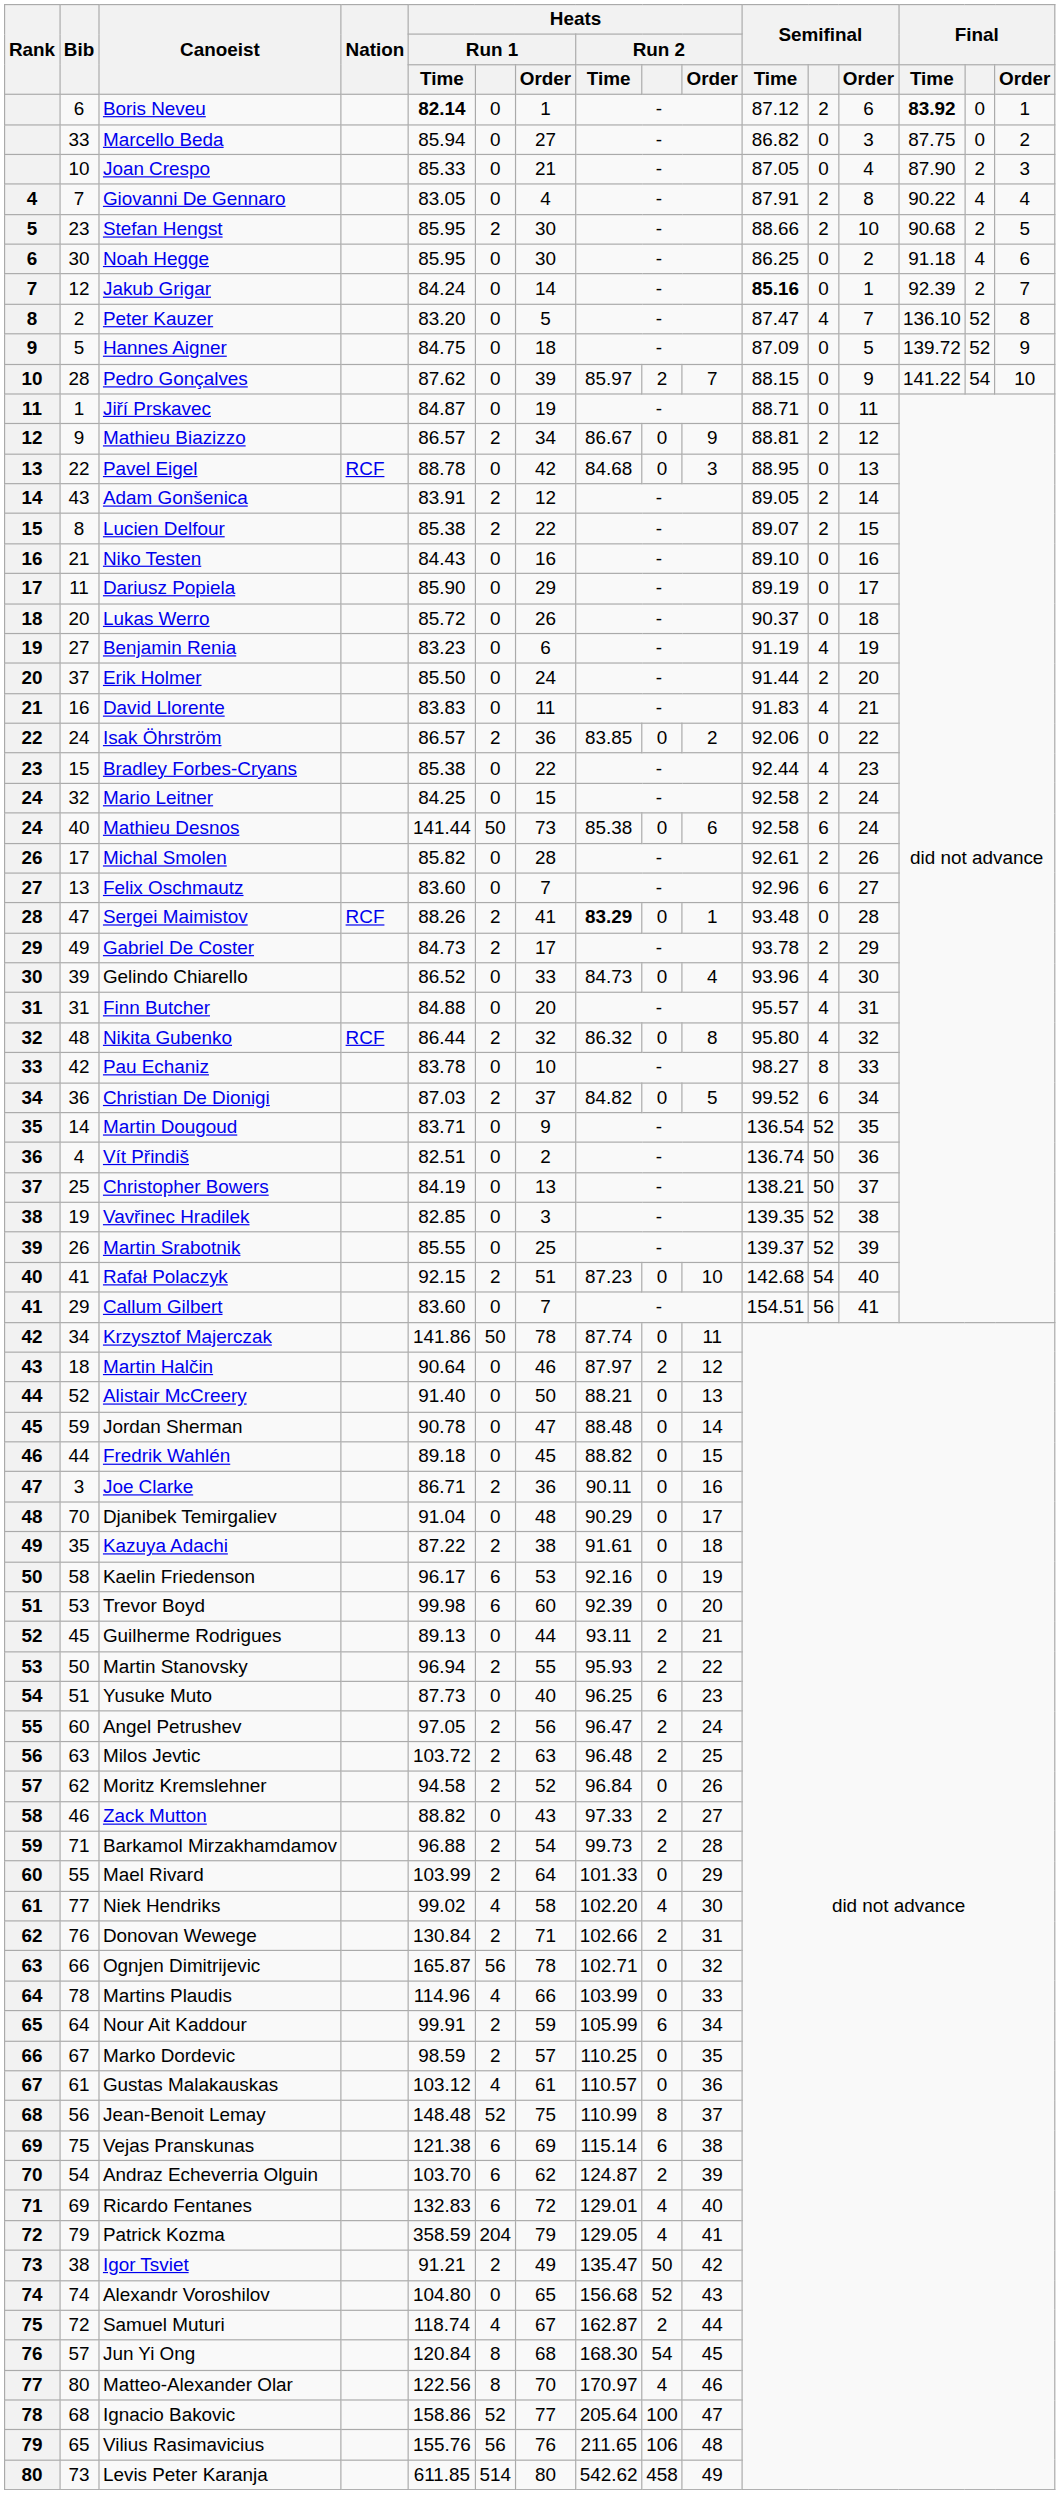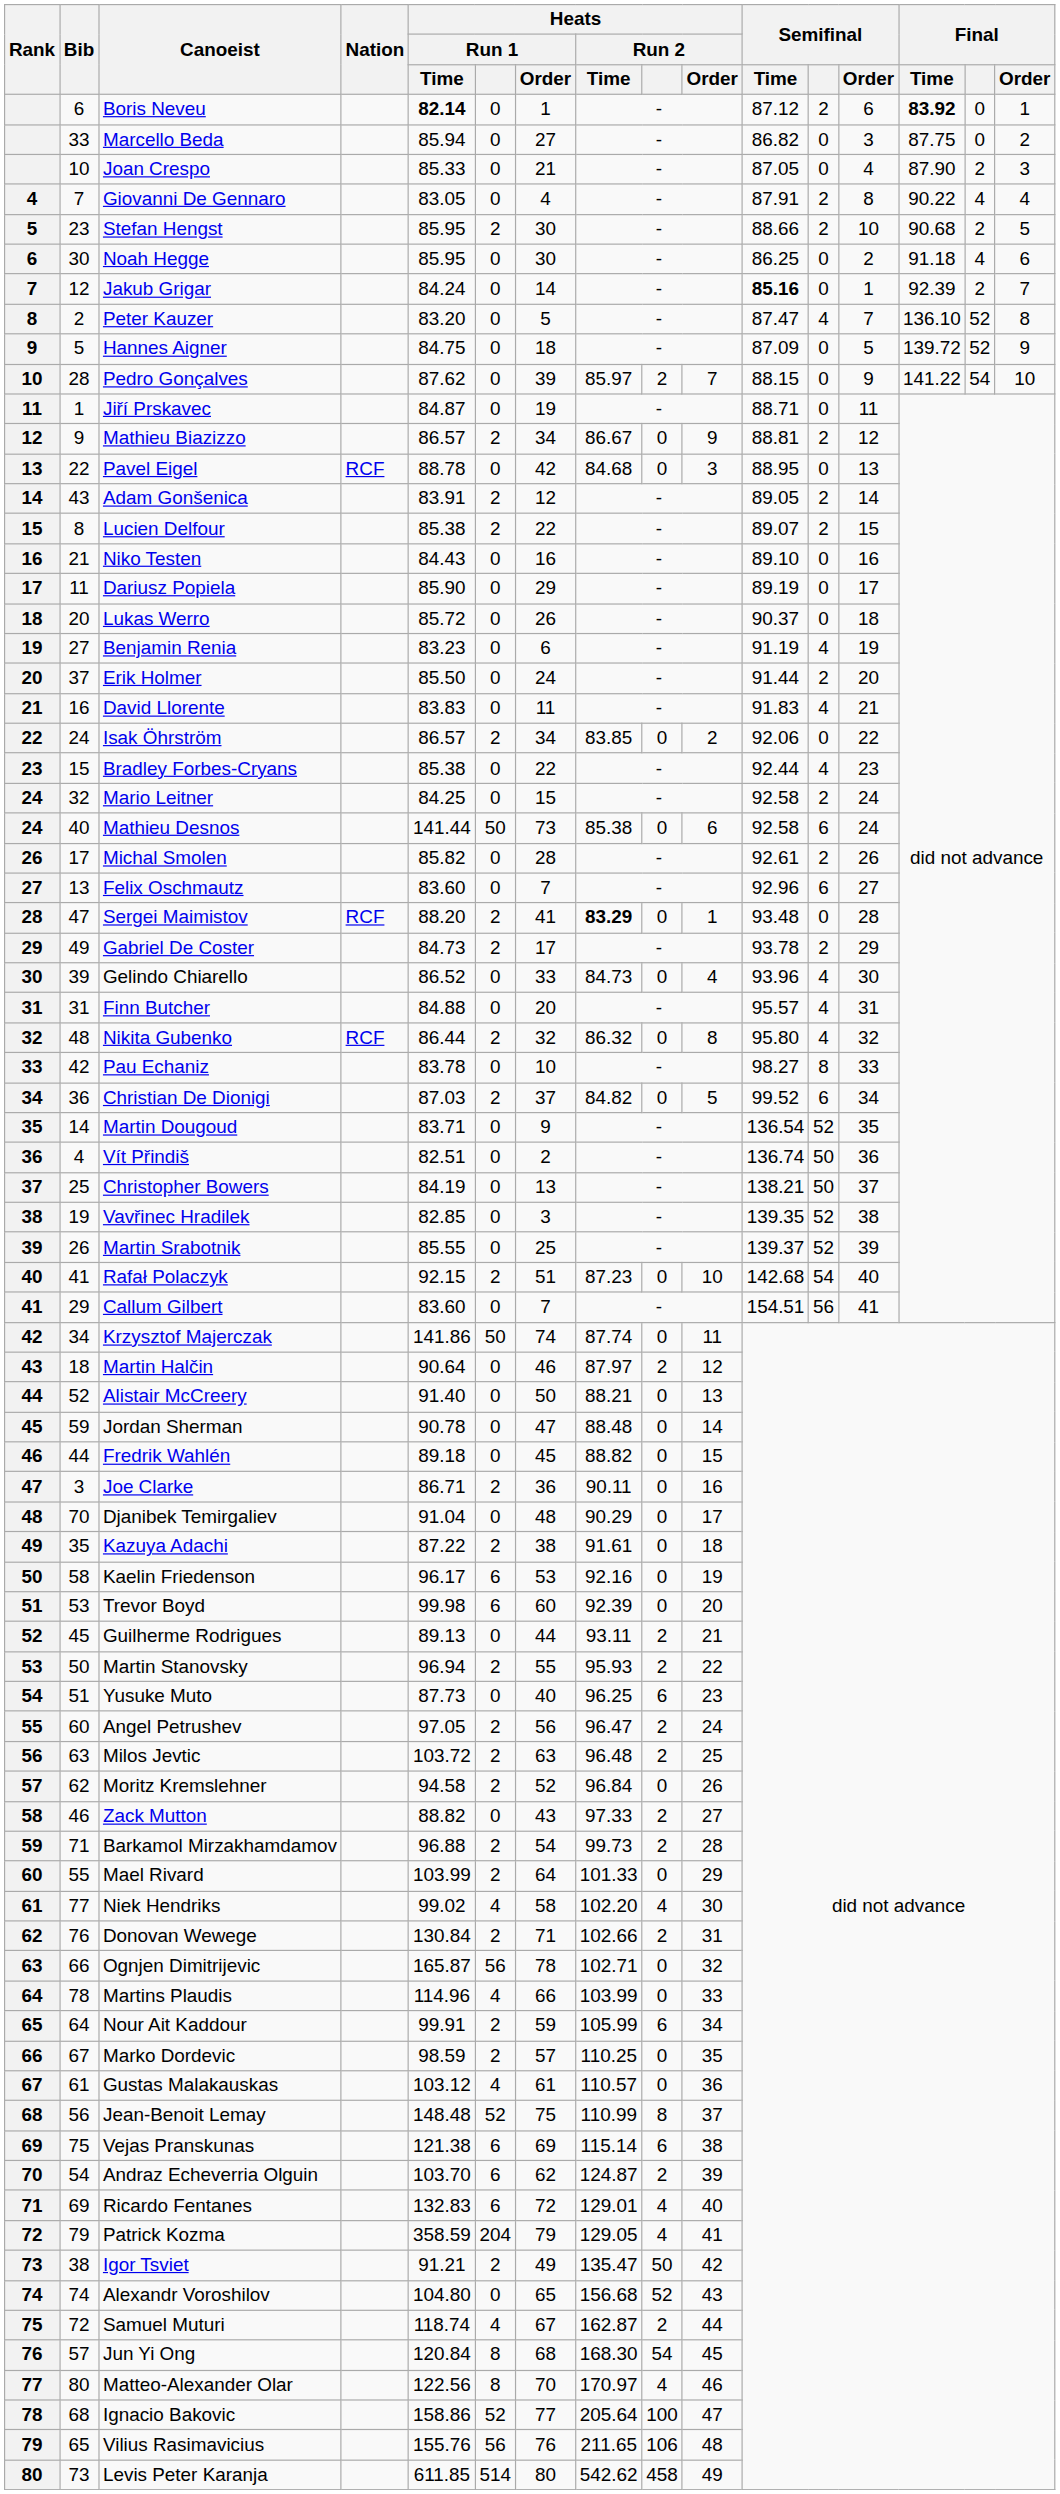(545, 738) 36 -> (545, 738) 34
(442, 917) 88.26 -> (442, 917) 88.20
(545, 1336) 78 -> (545, 1336) 74
